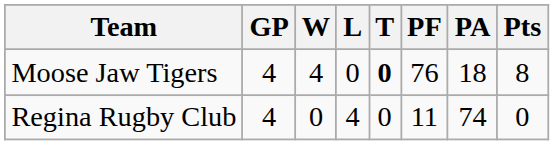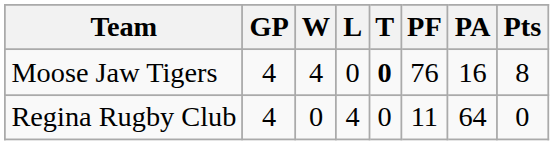(473, 71) 18 -> (473, 71) 16
(473, 116) 74 -> (473, 116) 64
